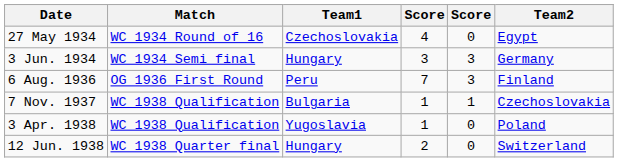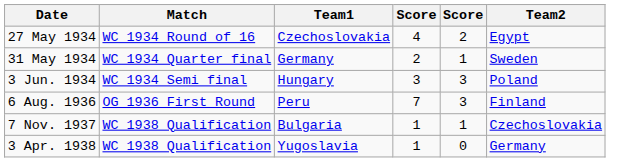(471, 37) 0 -> (463, 37) 2
+ row: (52, 59)
(526, 59) Germany -> (514, 81) Poland
(522, 125) Poland -> (518, 146) Germany
- row: (56, 146)
